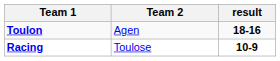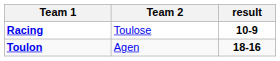rows swapped: (25, 30) <-> (25, 47)
